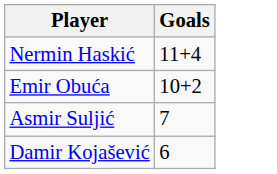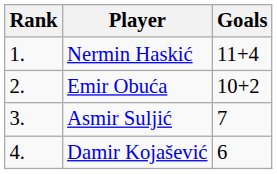+ column: (33, 20)
